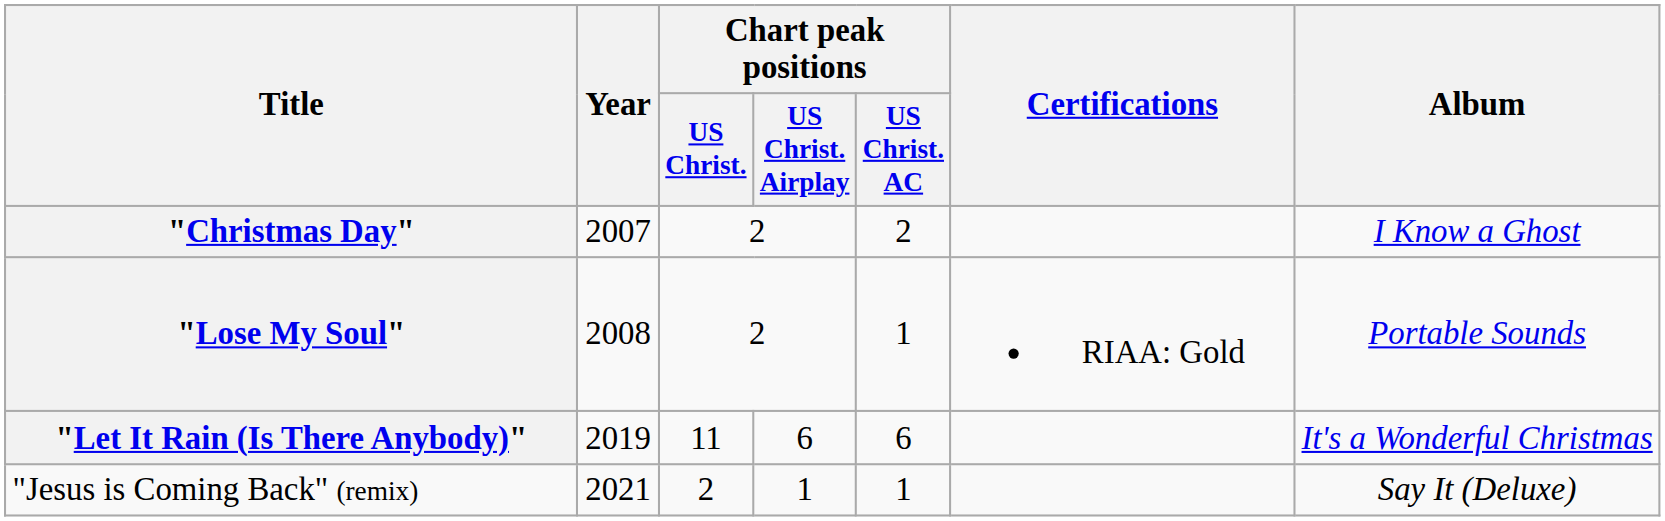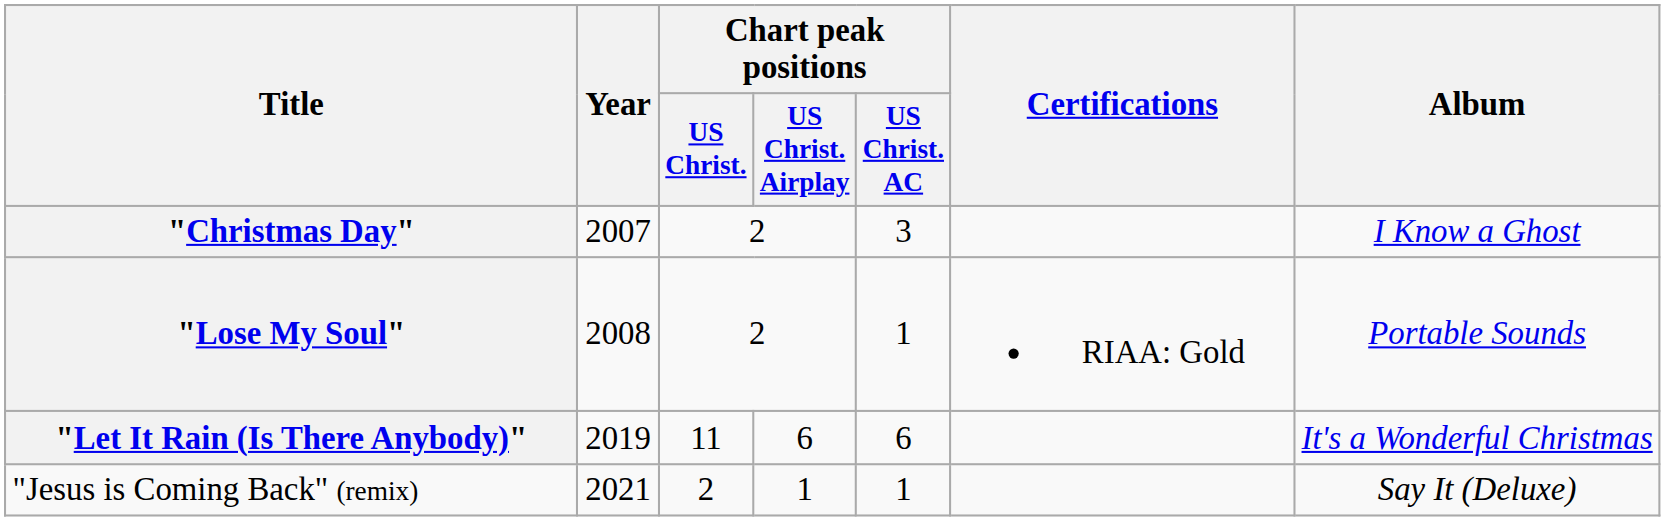(903, 230) 2 -> (903, 230) 3
